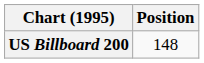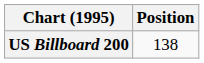(166, 44) 148 -> (166, 44) 138
